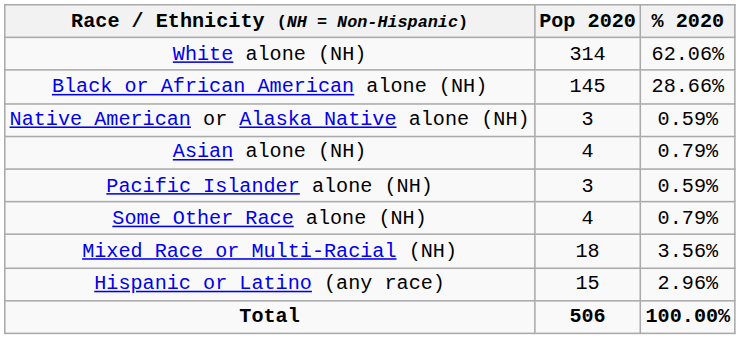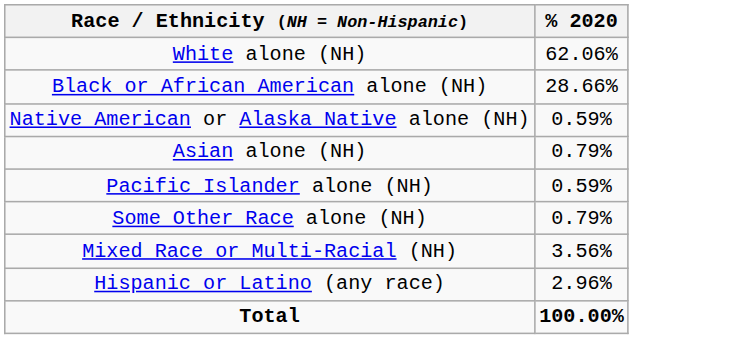- column: (588, 21)
